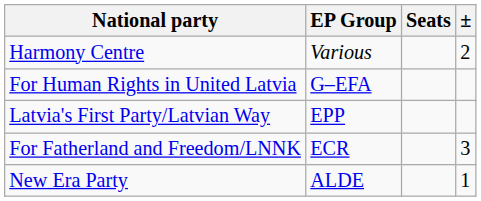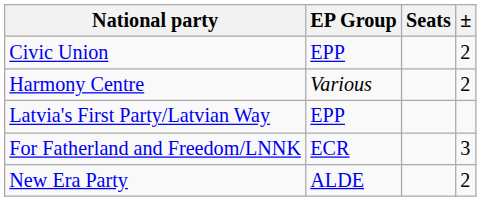+ row: (59, 52)
- row: (153, 84)
(465, 180) 1 -> (465, 180) 2
